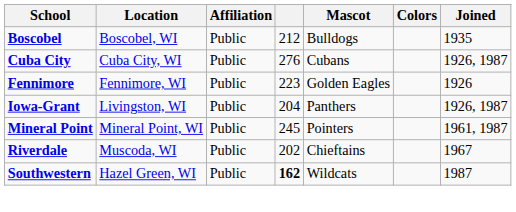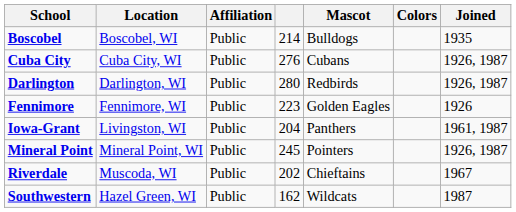(289, 38) 212 -> (289, 38) 214
+ row: (41, 83)
(476, 106) 1926, 1987 -> (476, 128) 1961, 1987
(476, 128) 1961, 1987 -> (476, 151) 1926, 1987
(289, 173) bold -> (289, 196) normal
